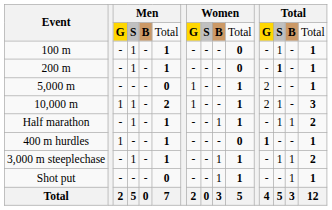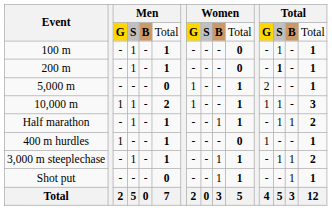(267, 104) 2 -> (267, 104) 1
(267, 141) bold -> (267, 141) normal
